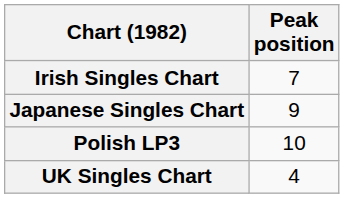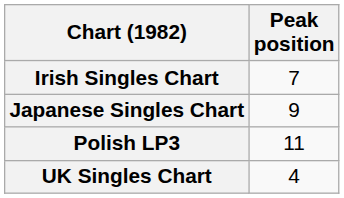(294, 143) 10 -> (294, 143) 11
